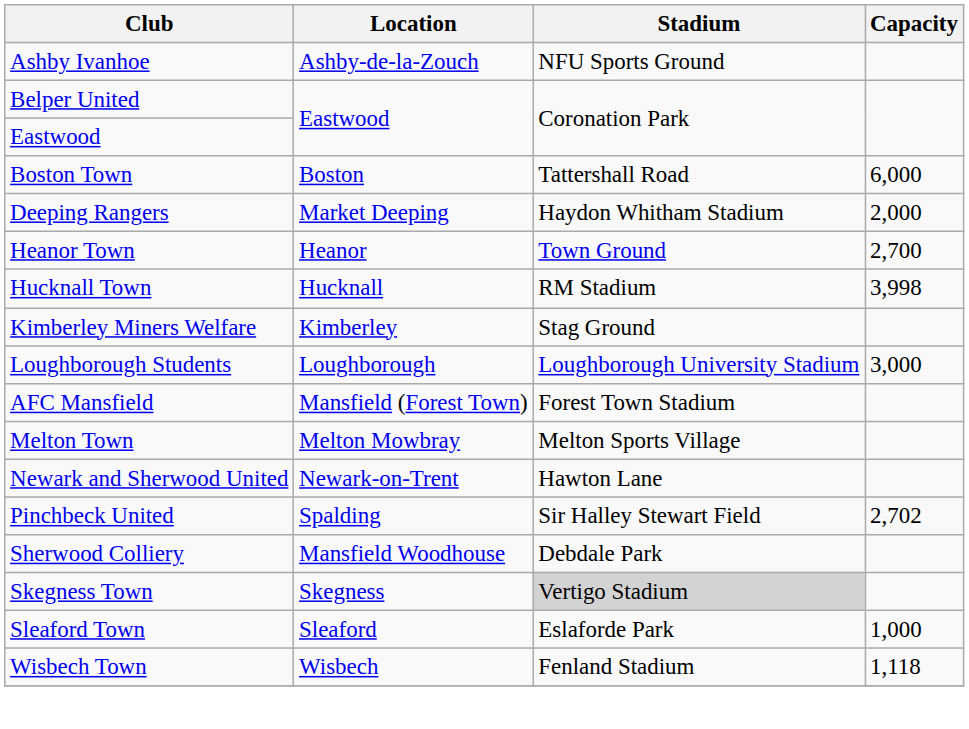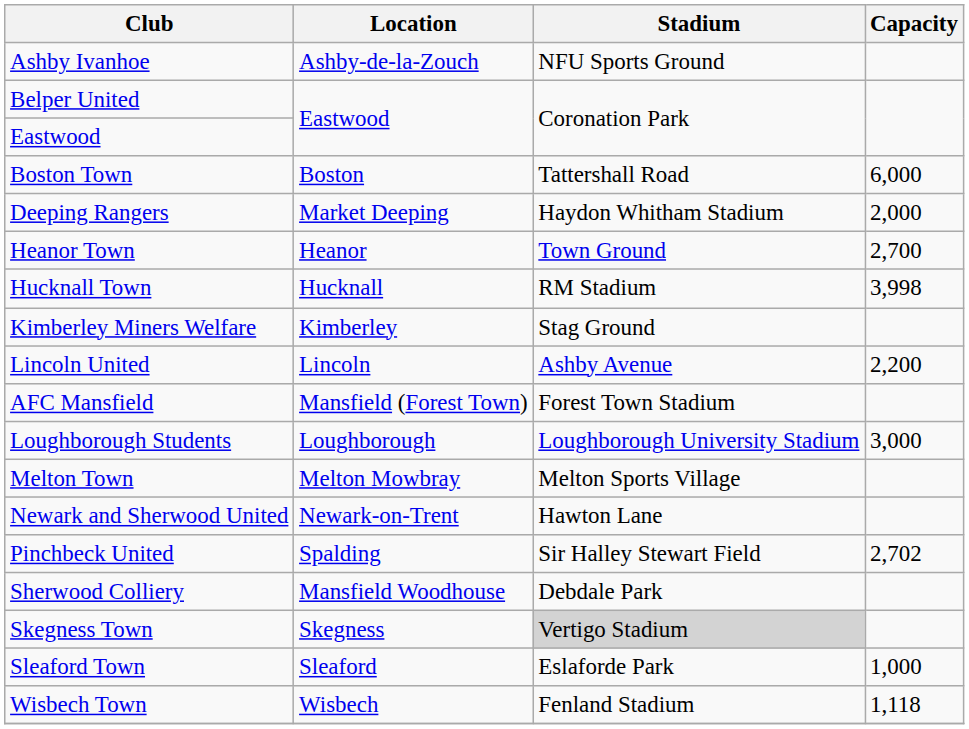+ row: (80, 364)
rows swapped: (121, 364) <-> (82, 402)
